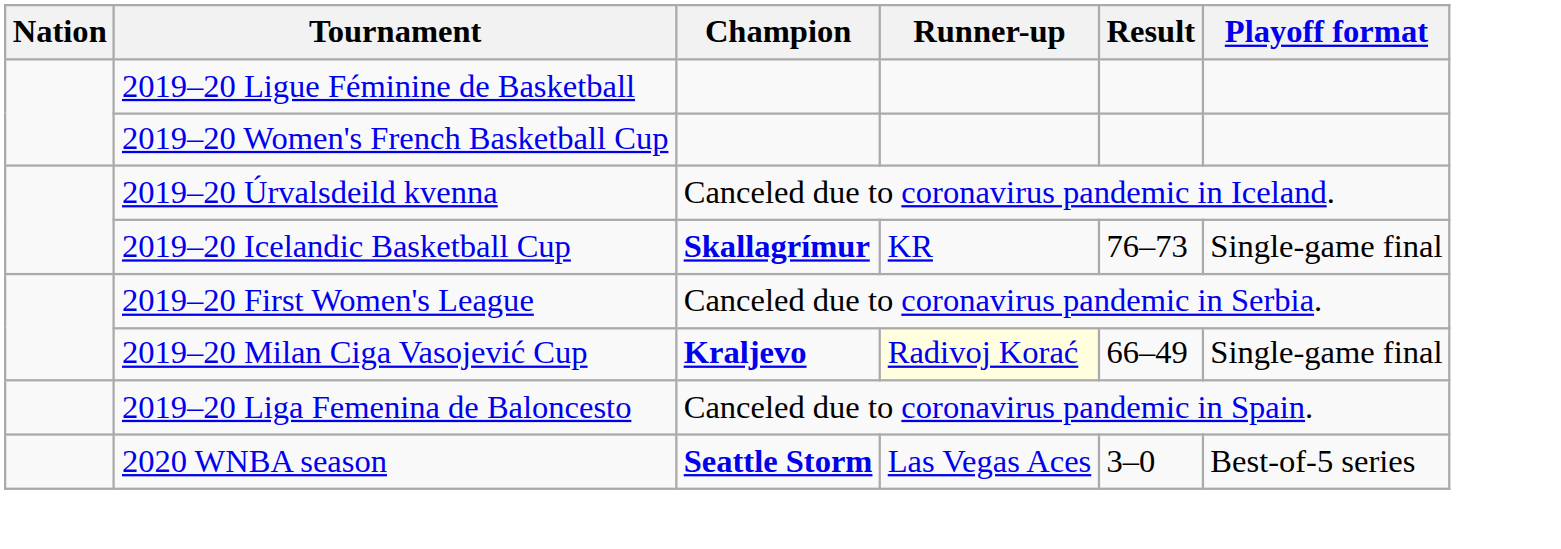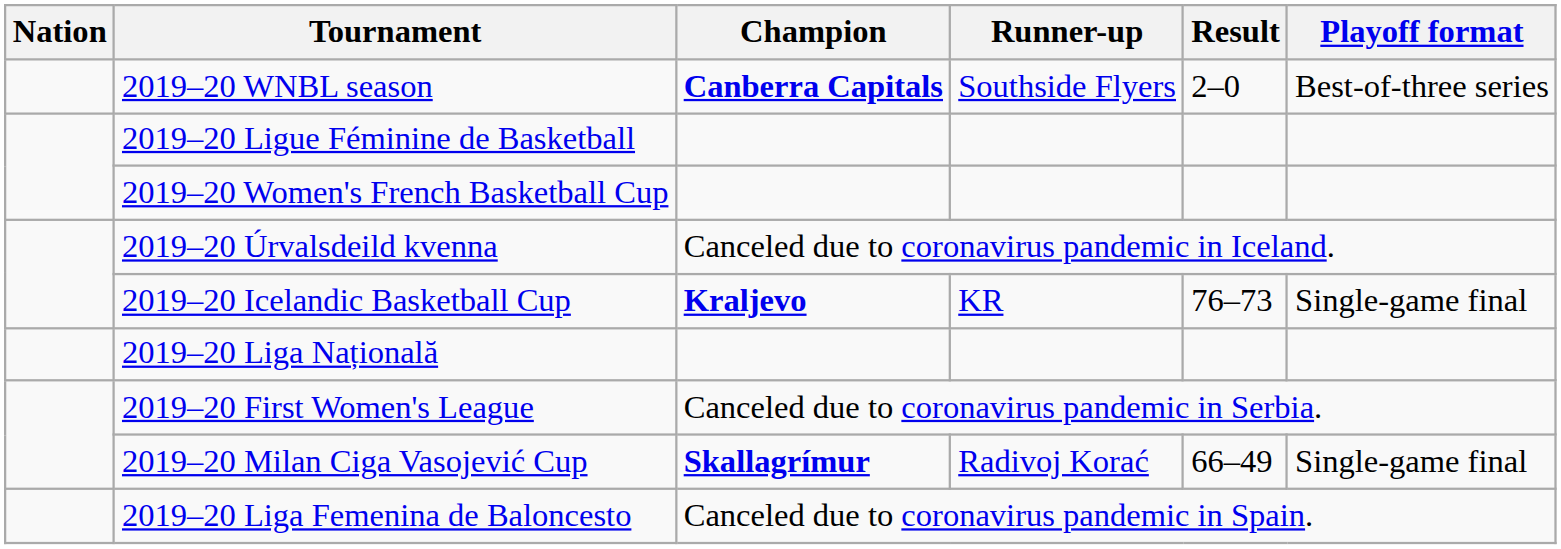+ row: (277, 85)
(777, 246) Skallagrímur -> (745, 300) Kraljevo
+ row: (280, 353)
(745, 353) Kraljevo -> (777, 461) Skallagrímur
(983, 353) lightyellow background -> (1054, 461) no background
- row: (254, 461)
